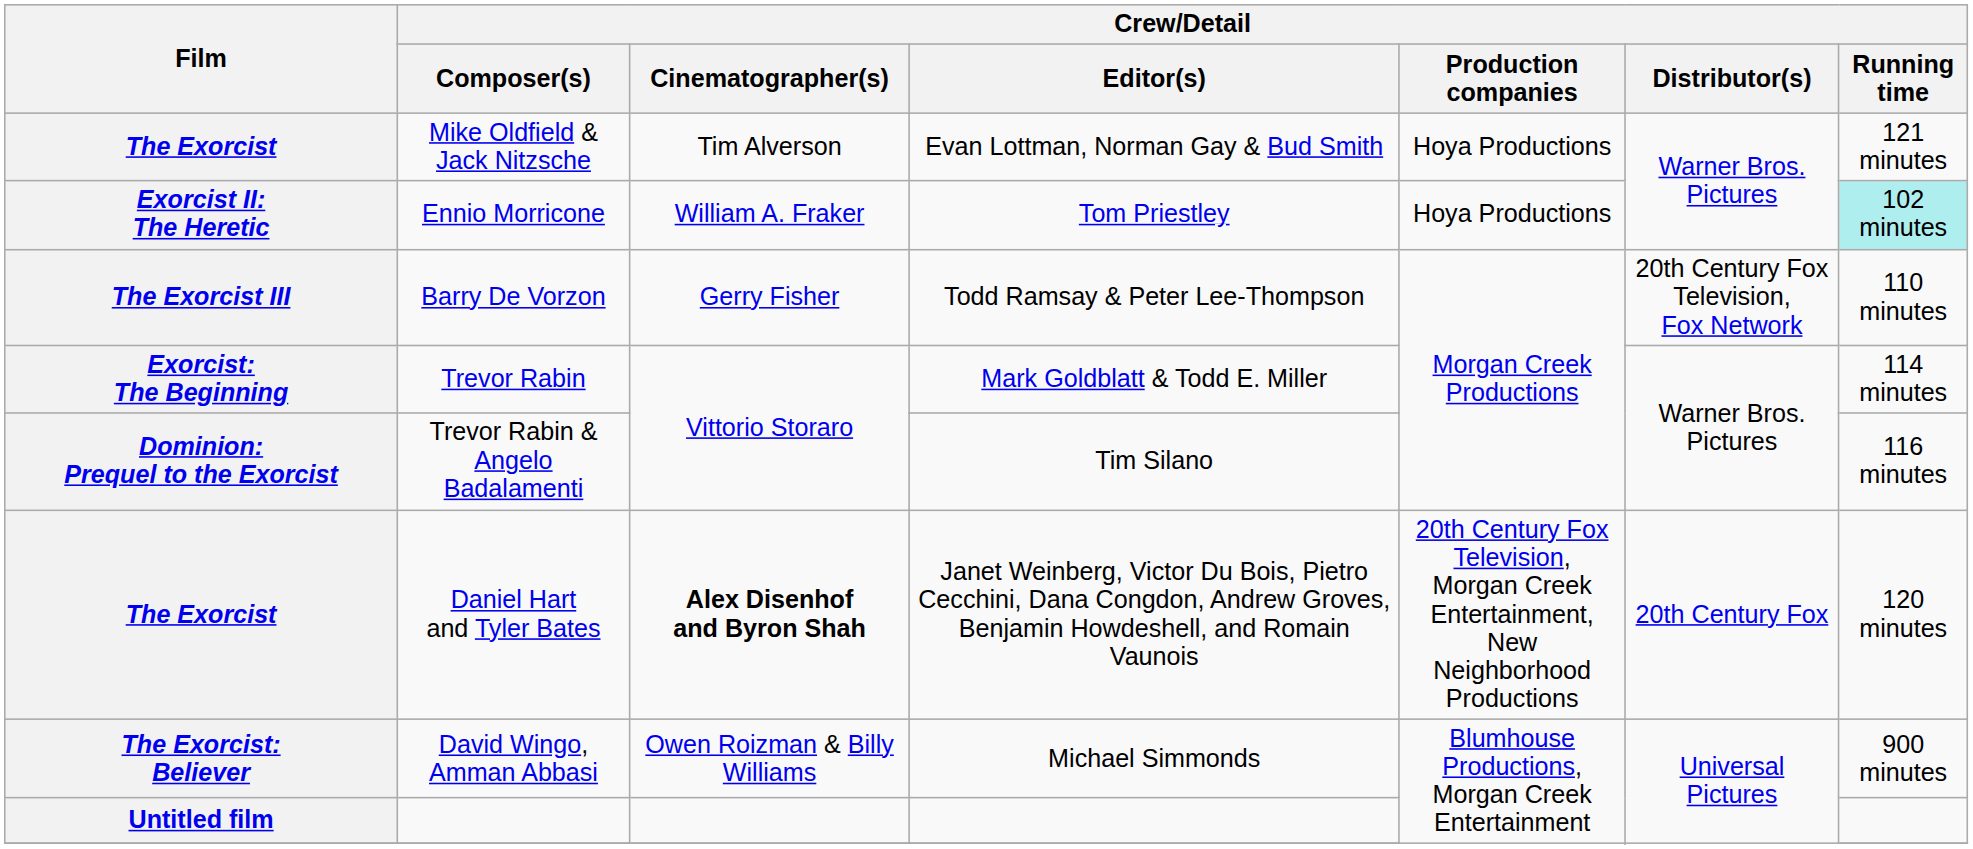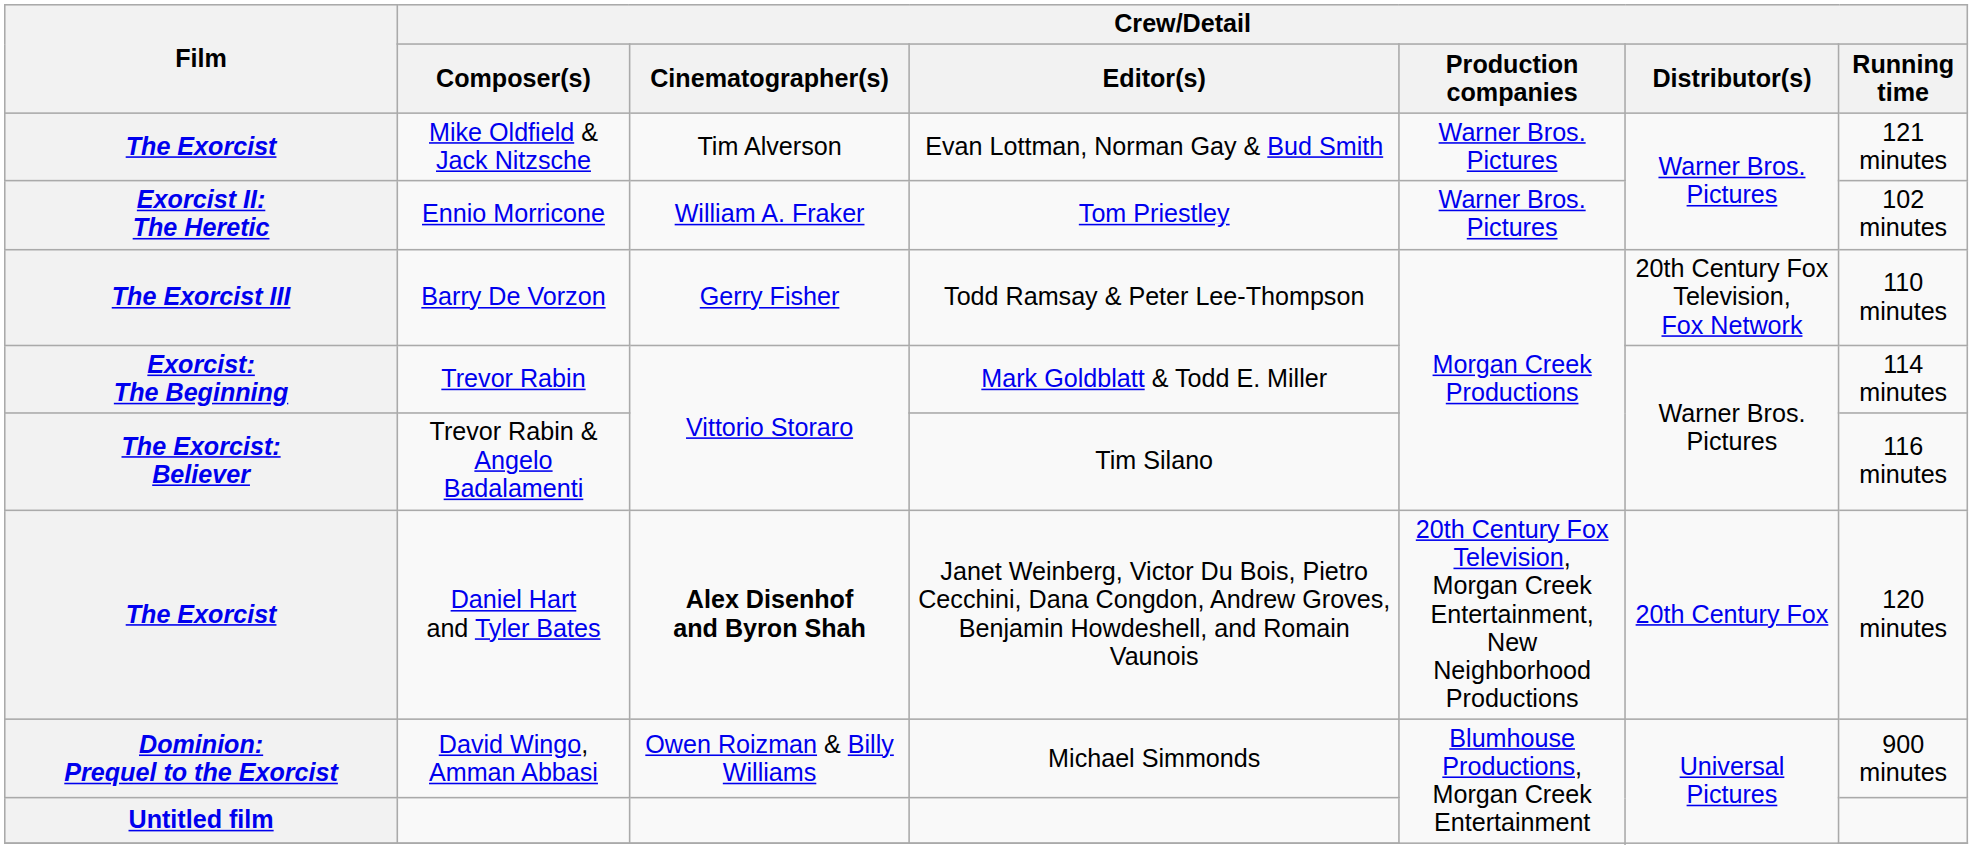(1512, 146) Hoya Productions -> (1512, 146) Warner Bros. Pictures
(1512, 214) Hoya Productions -> (1512, 214) Warner Bros. Pictures
(1903, 214) paleturquoise background -> (1903, 214) no background
(201, 461) Dominion: Prequel to the Exorcist -> (201, 461) The Exorcist: Believer
(201, 758) The Exorcist: Believer -> (201, 758) Dominion: Prequel to the Exorcist
